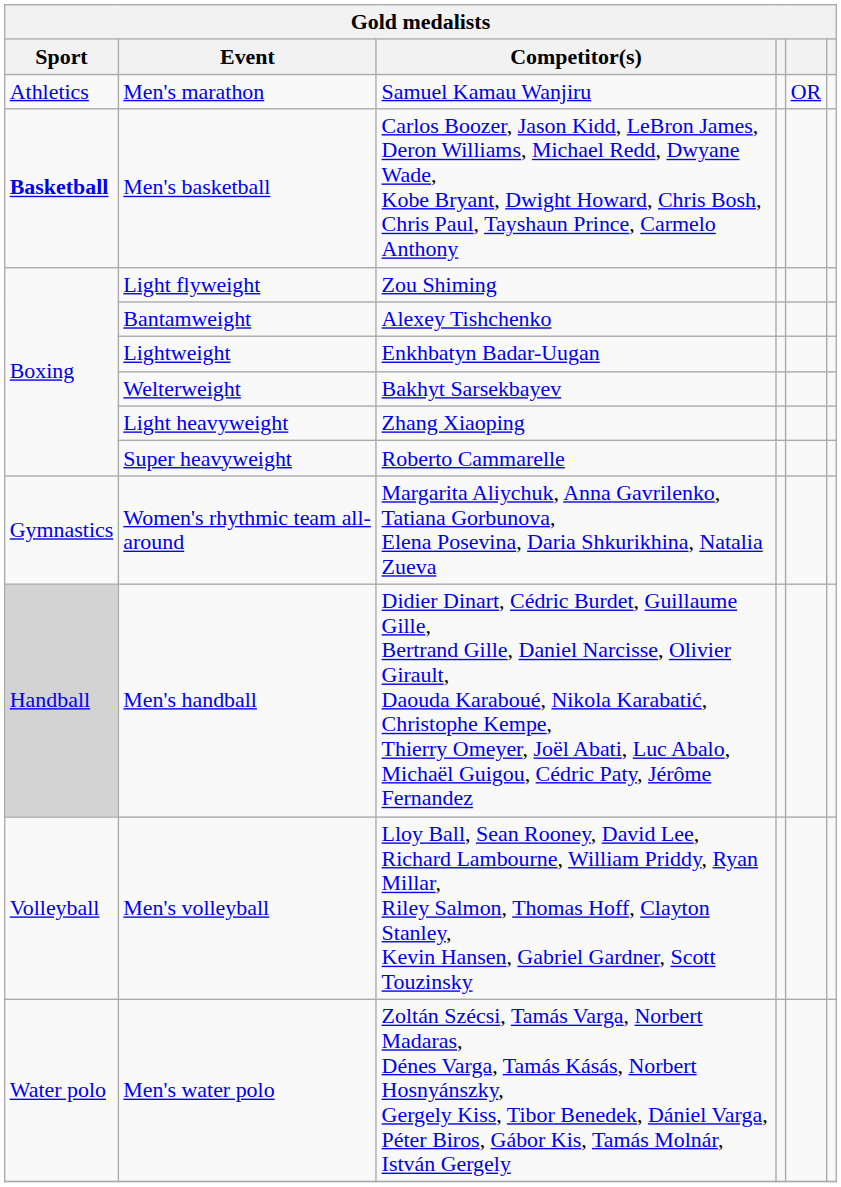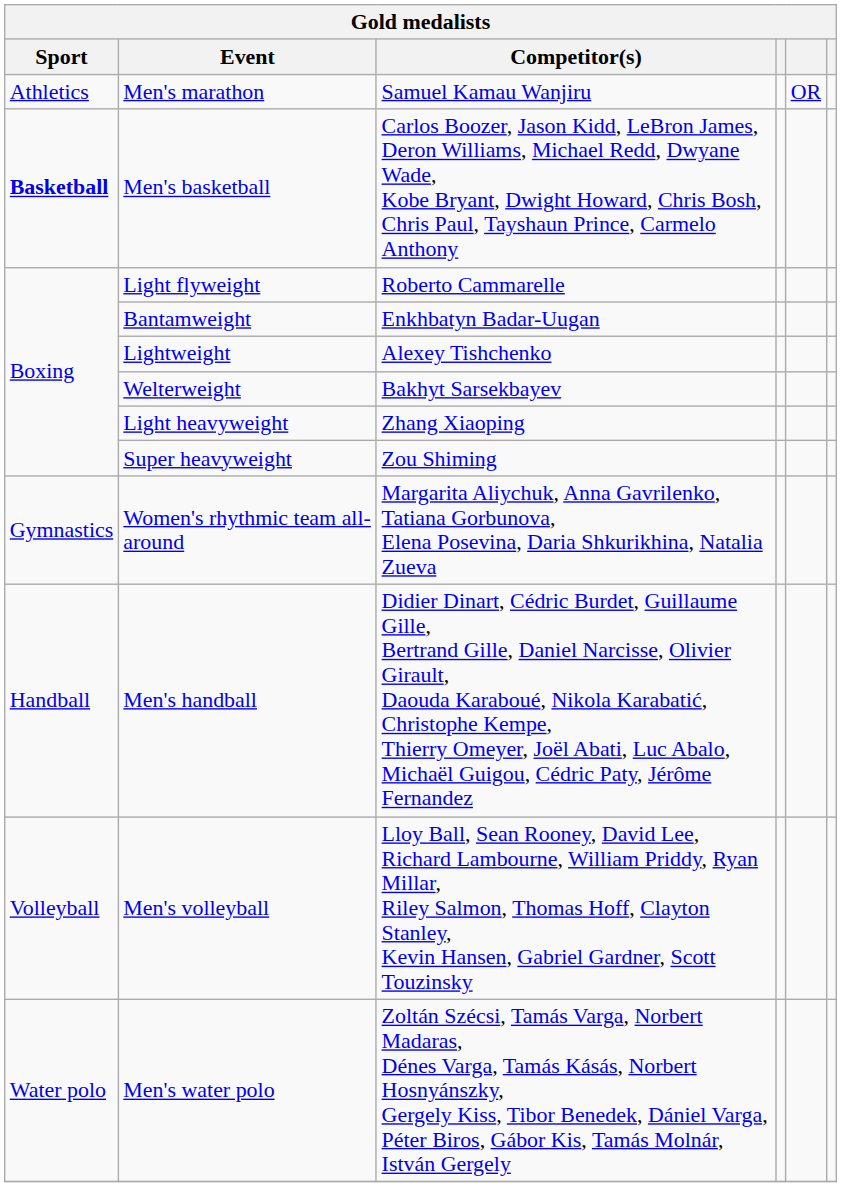(439, 284) Zou Shiming -> (473, 284) Roberto Cammarelle
(467, 319) Alexey Tishchenko -> (491, 319) Enkhbatyn Badar-Uugan
(491, 353) Enkhbatyn Badar-Uugan -> (467, 353) Alexey Tishchenko
(473, 458) Roberto Cammarelle -> (439, 458) Zou Shiming
(50, 700) lightgrey background -> (50, 700) no background
